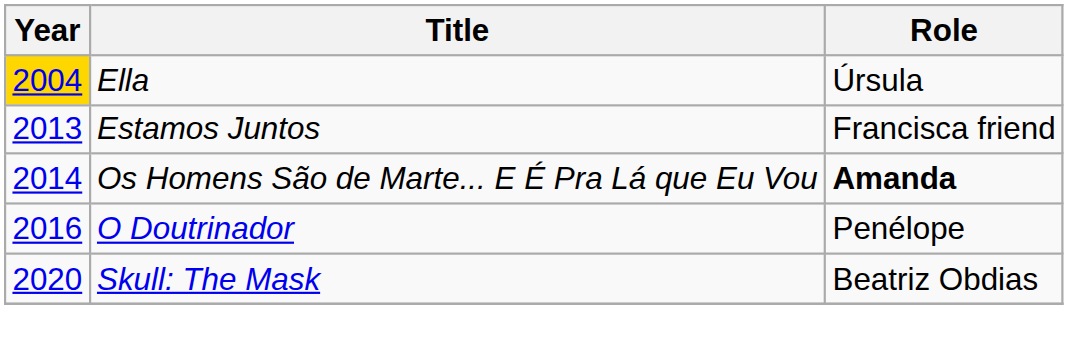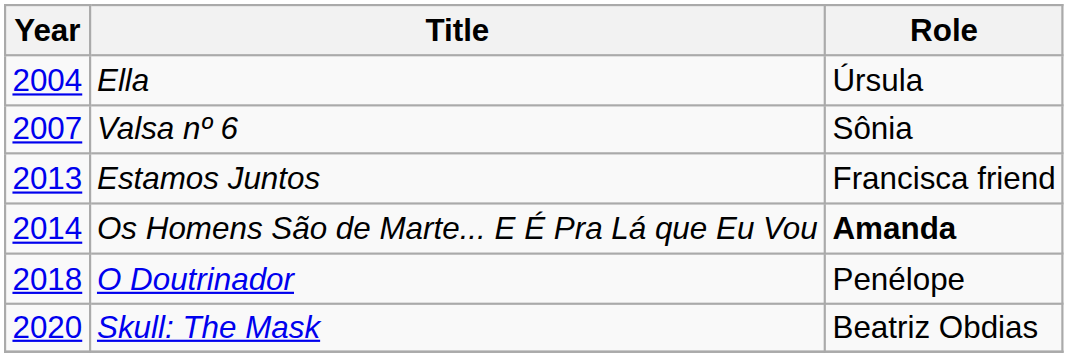(47, 80) gold background -> (47, 80) no background
+ row: (168, 129)
(47, 229) 2016 -> (47, 278) 2018
